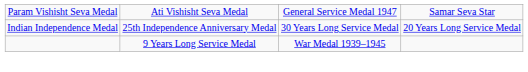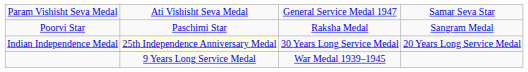+ row: (63, 28)
(199, 28) no background -> (199, 43) lightyellow background
